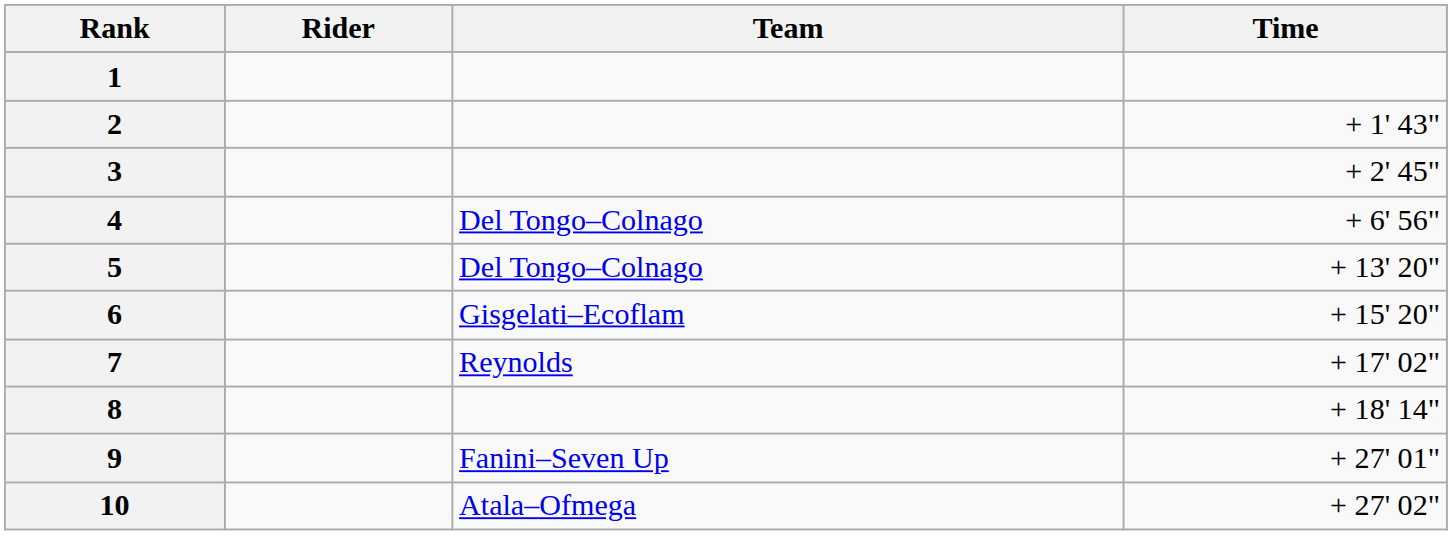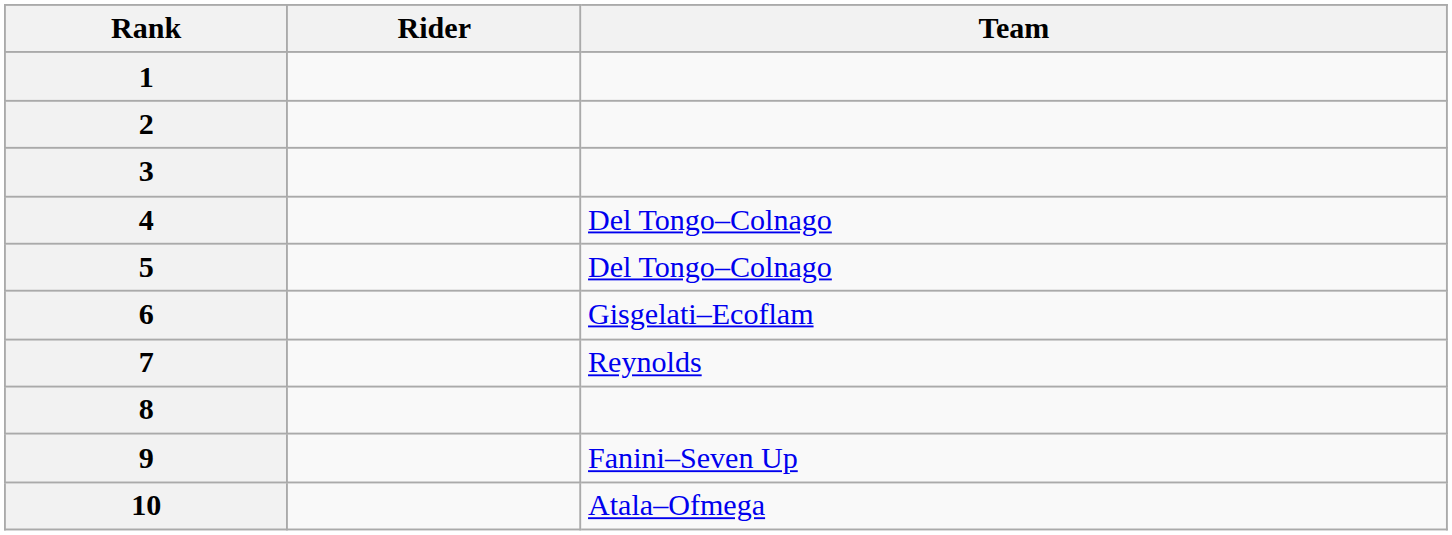- column: (1286, 28)
